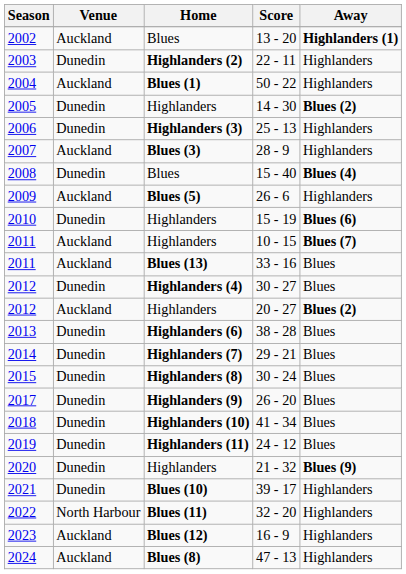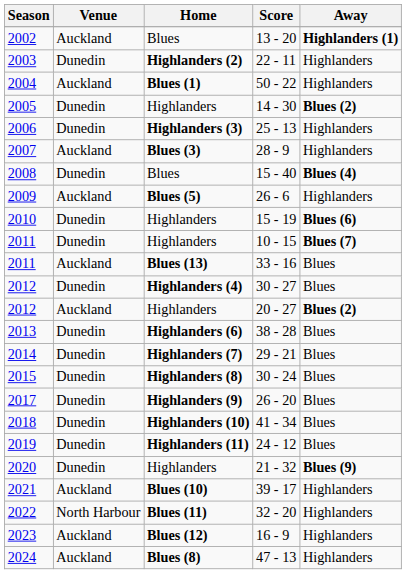(84, 241) Auckland -> (81, 241) Dunedin
(81, 490) Dunedin -> (84, 490) Auckland
